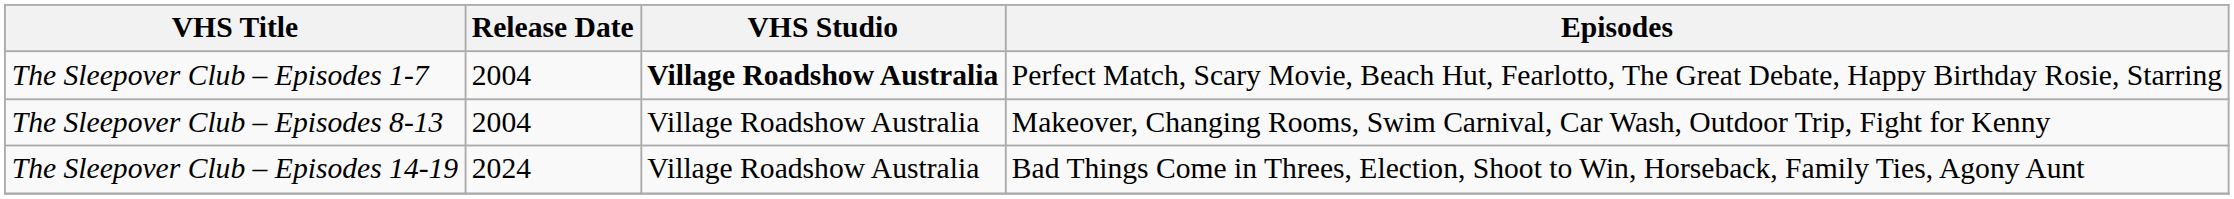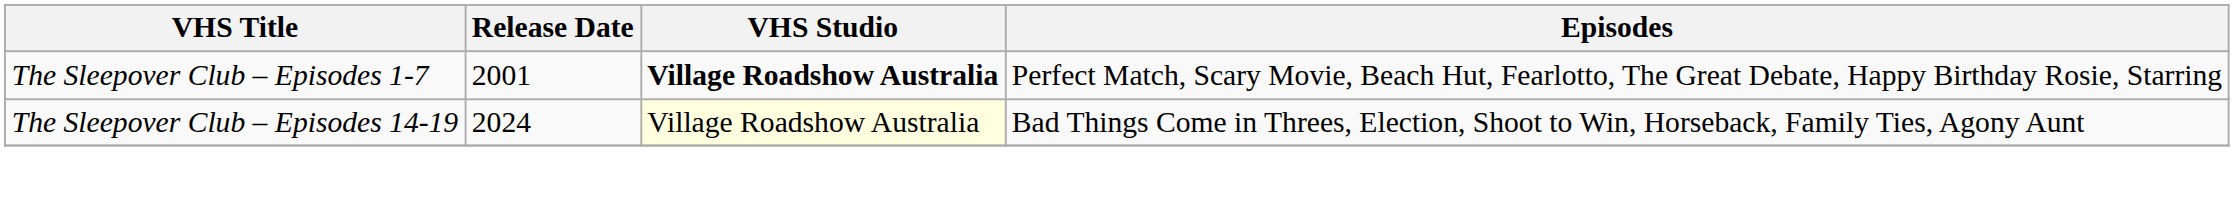(501, 74) 2004 -> (501, 74) 2001
- row: (228, 121)
(813, 168) no background -> (813, 121) lightyellow background
